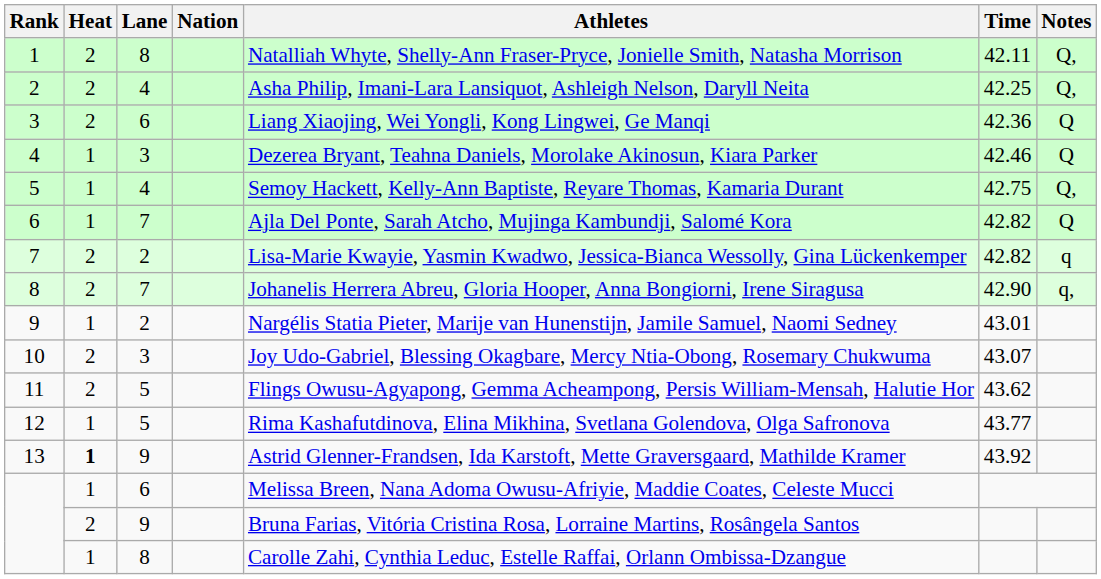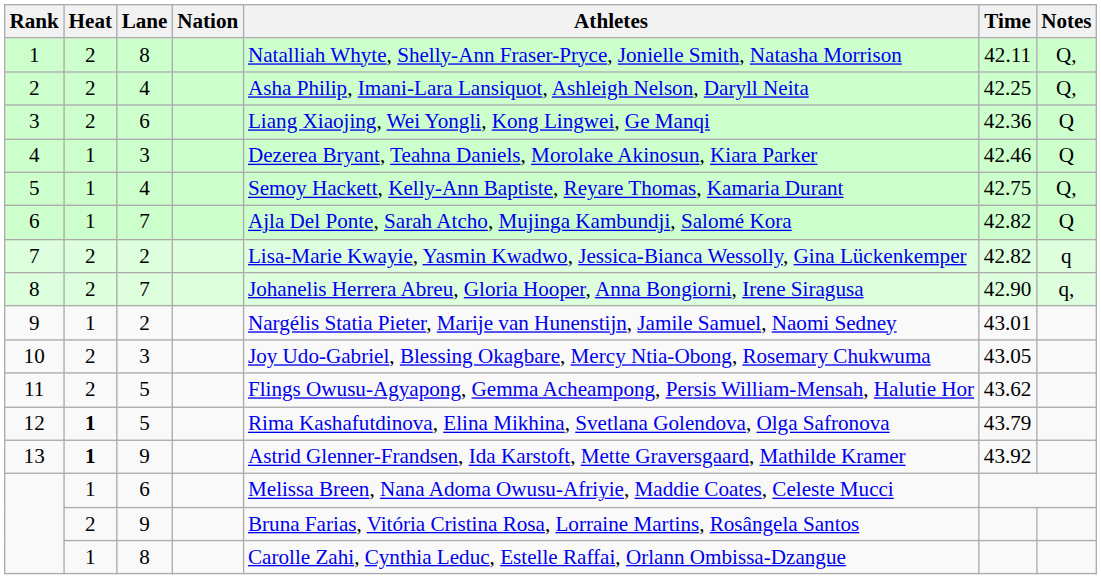(1008, 356) 43.07 -> (1008, 356) 43.05
(90, 423) normal -> (90, 423) bold
(1008, 423) 43.77 -> (1008, 423) 43.79
